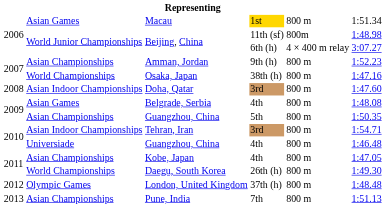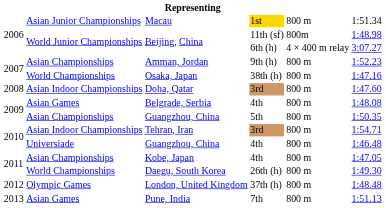(53, 21) Asian Games -> (83, 21) Asian Junior Championships
(70, 198) Asian Championships -> (53, 198) Asian Games
